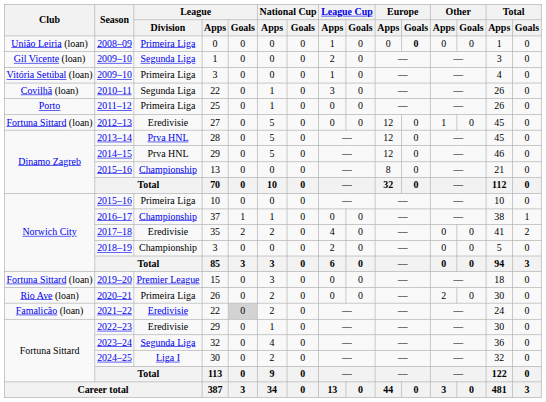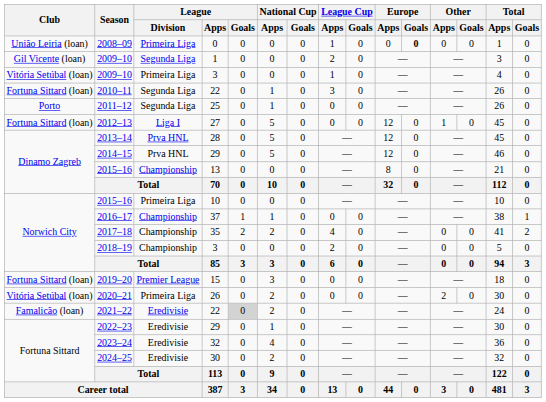(50, 91) Covilhã (loan) -> (50, 91) Fortuna Sittard (loan)
(168, 106) Primeira Liga -> (168, 106) Segunda Liga
(168, 122) Eredivisie -> (168, 122) Liga I
(168, 232) Eredivisie -> (168, 232) Championship
(50, 295) Rio Ave (loan) -> (50, 295) Vitória Setúbal (loan)
(168, 342) Segunda Liga -> (168, 342) Eredivisie
(168, 358) Liga I -> (168, 358) Eredivisie
